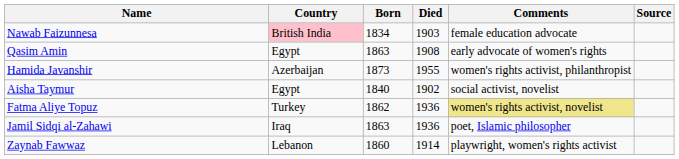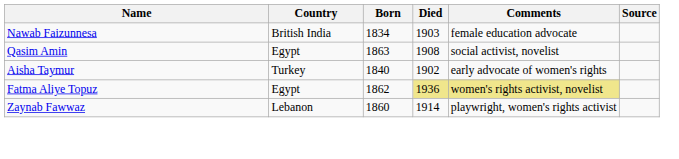(301, 32) pink background -> (301, 32) no background
(529, 51) early advocate of women's rights -> (505, 51) social activist, novelist
- row: (50, 70)
(286, 88) Egypt -> (288, 70) Turkey
(505, 88) social activist, novelist -> (529, 70) early advocate of women's rights
(288, 107) Turkey -> (286, 88) Egypt
(428, 107) no background -> (428, 88) khaki background
- row: (59, 126)
